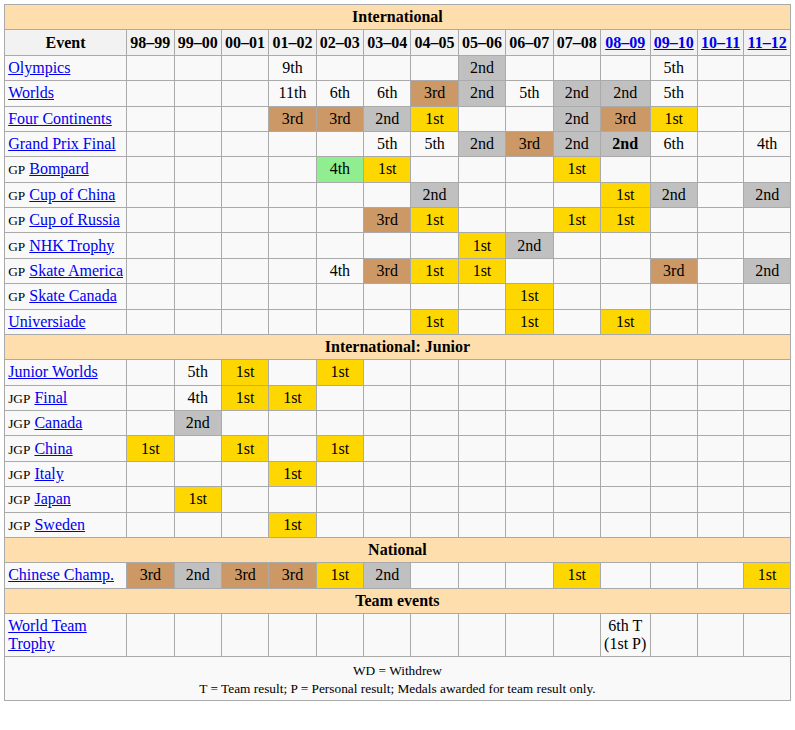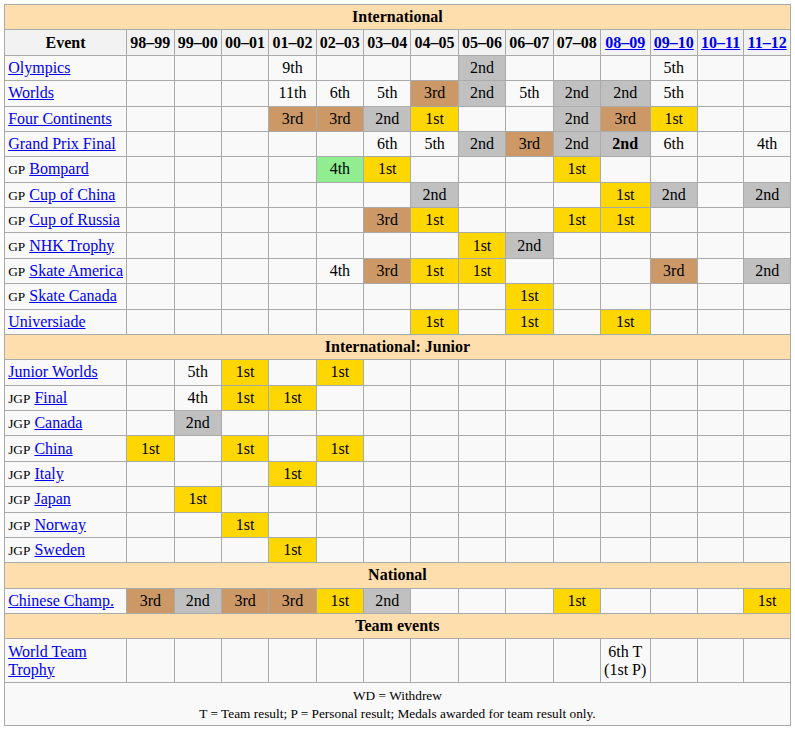(387, 93) 6th -> (387, 93) 5th
(387, 144) 5th -> (387, 144) 6th
+ row: (47, 524)
